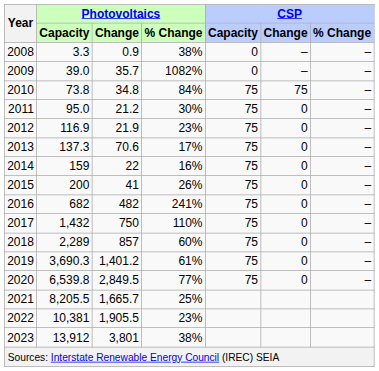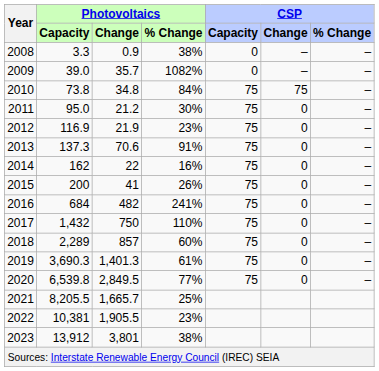(190, 147) 17% -> (190, 147) 91%
(79, 166) 159 -> (79, 166) 162
(79, 204) 682 -> (79, 204) 684
(119, 261) 1,401.2 -> (119, 261) 1,401.3
